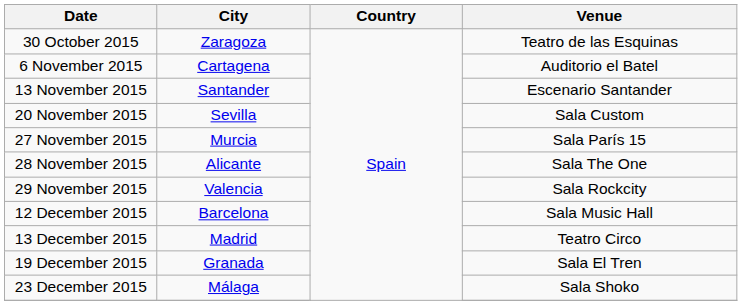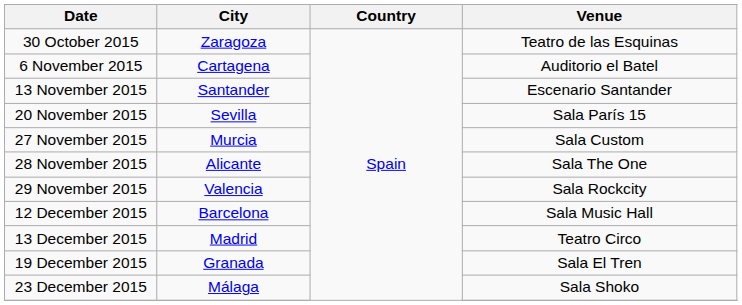(599, 115) Sala Custom -> (599, 115) Sala París 15
(599, 139) Sala París 15 -> (599, 139) Sala Custom
